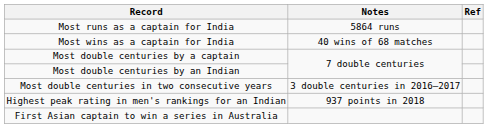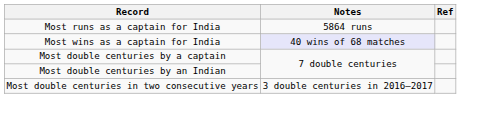(375, 41) no background -> (348, 41) lavender background
- row: (146, 101)
- row: (146, 116)
